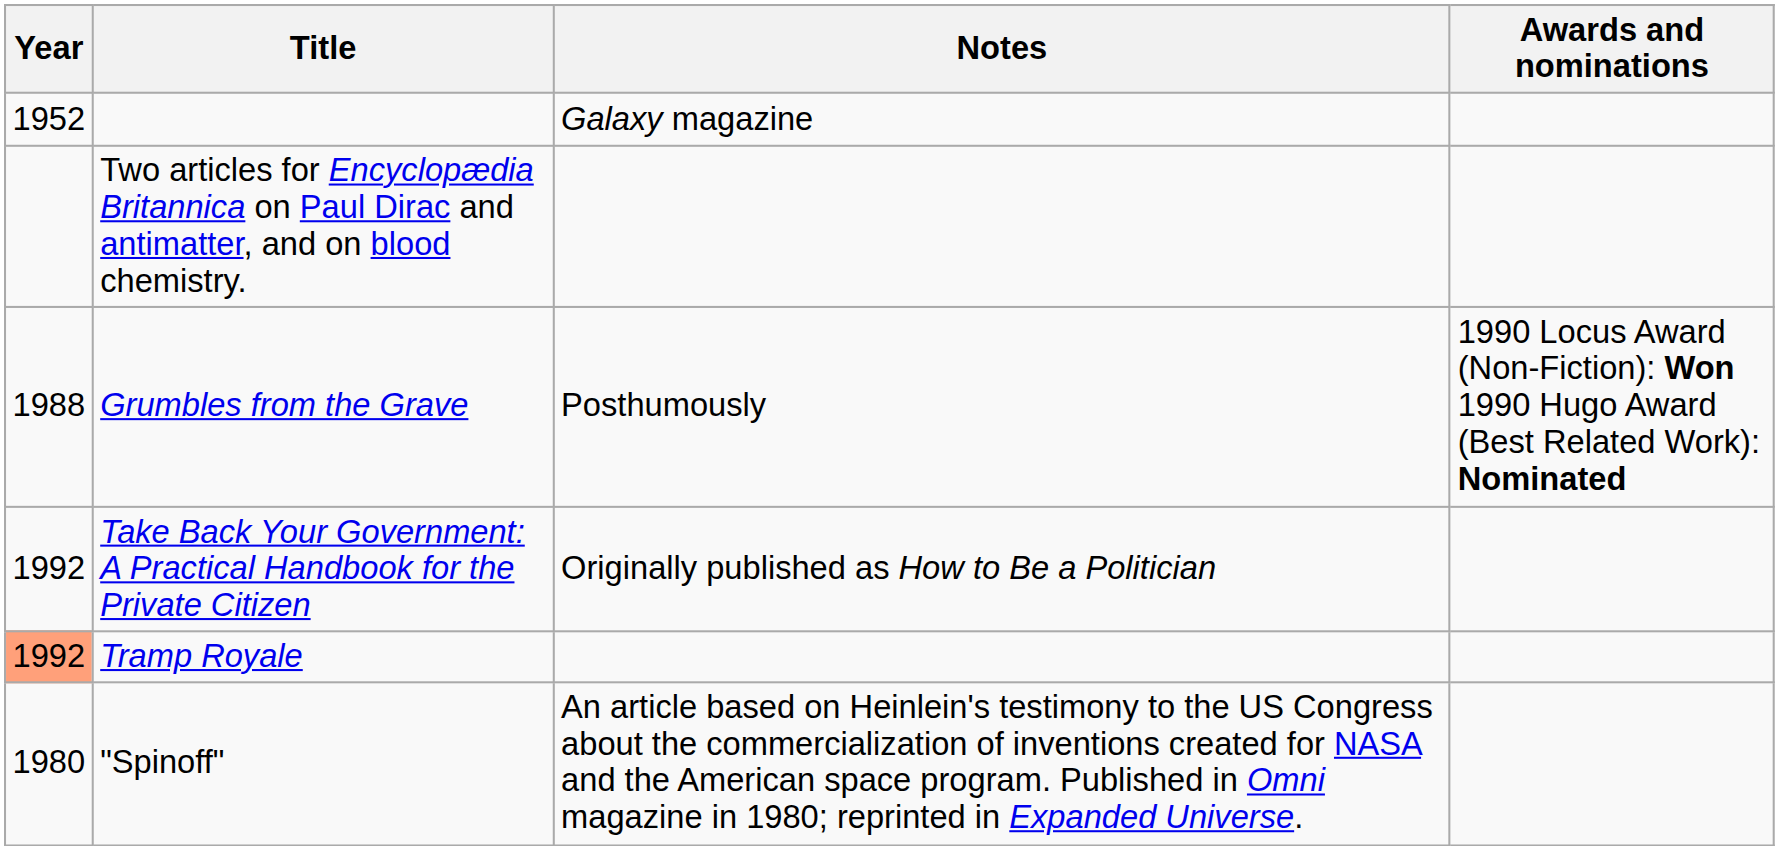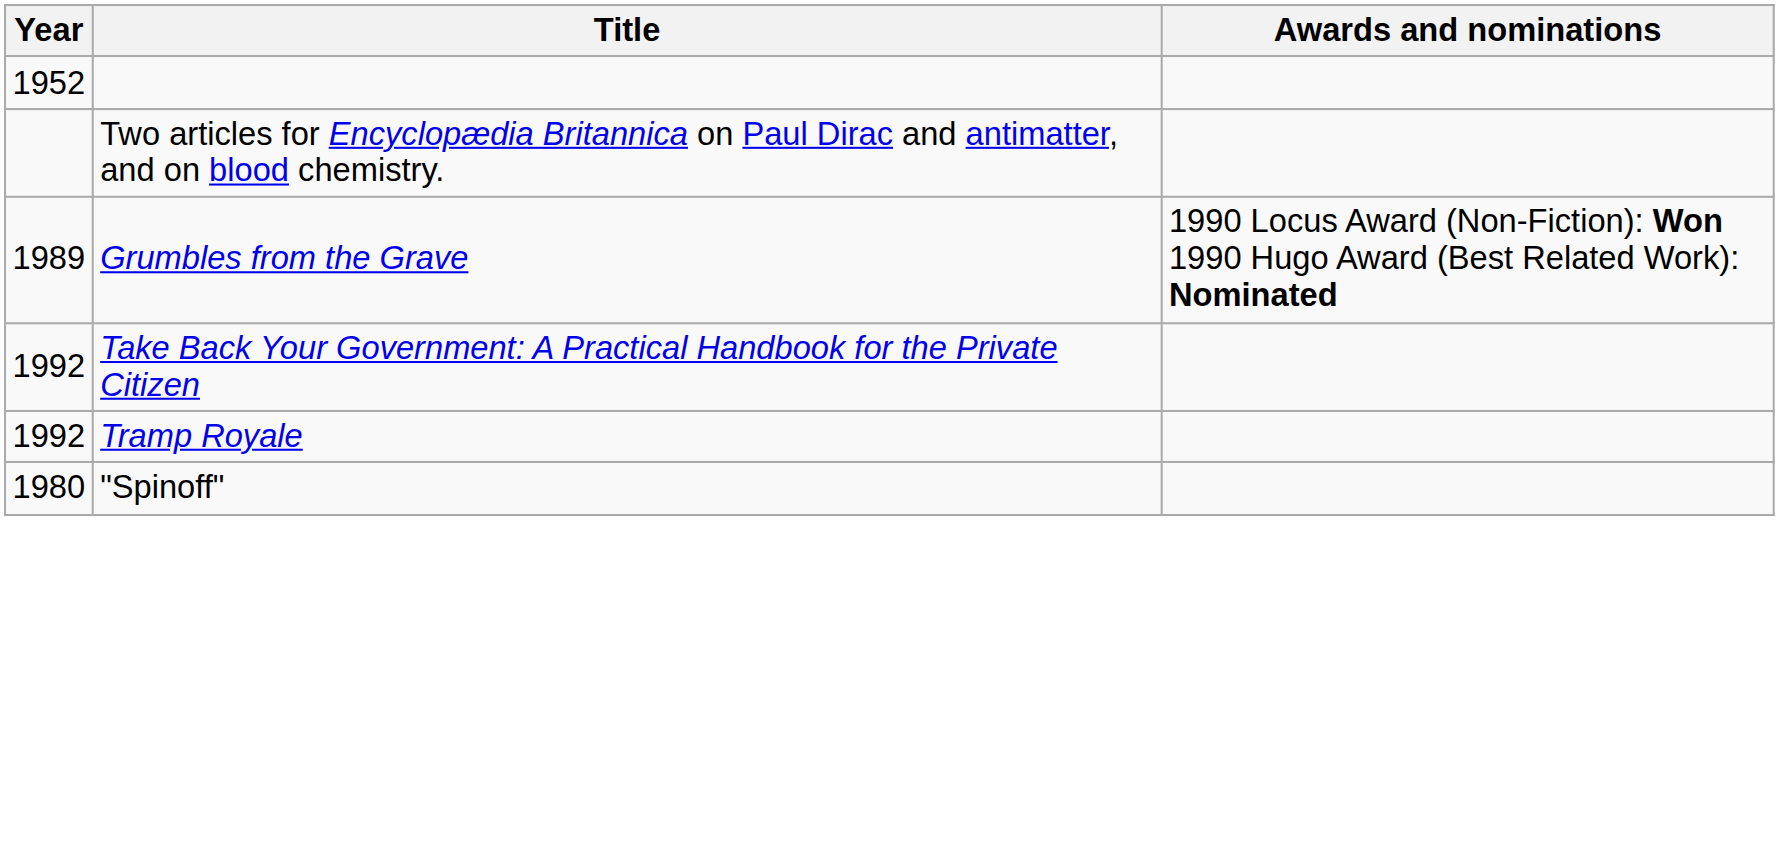- column: (1002, 48)
(49, 405) 1988 -> (49, 259) 1989
(49, 656) lightsalmon background -> (49, 436) no background
